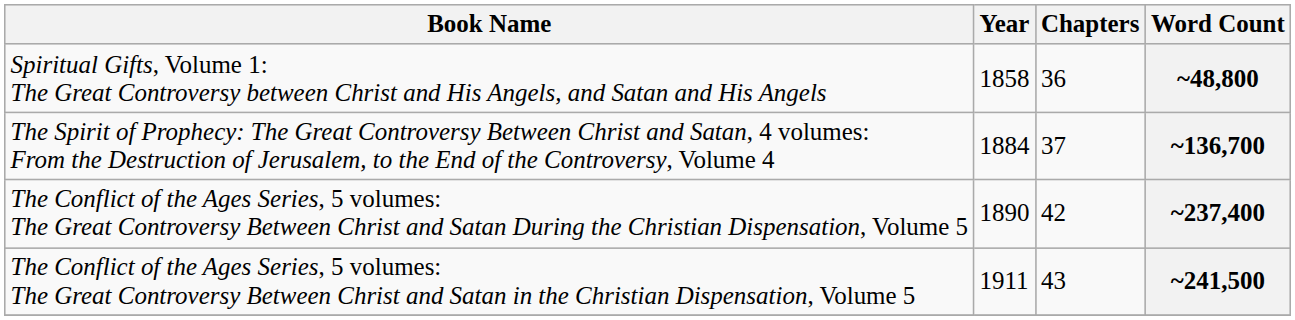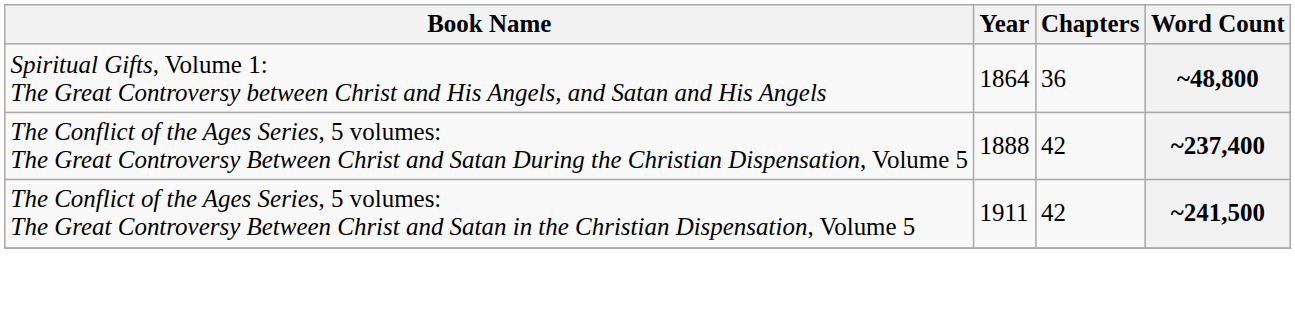(1004, 77) 1858 -> (1004, 77) 1864
- row: (1218, 145)
(1004, 213) 1890 -> (1004, 145) 1888
(1053, 280) 43 -> (1053, 213) 42
